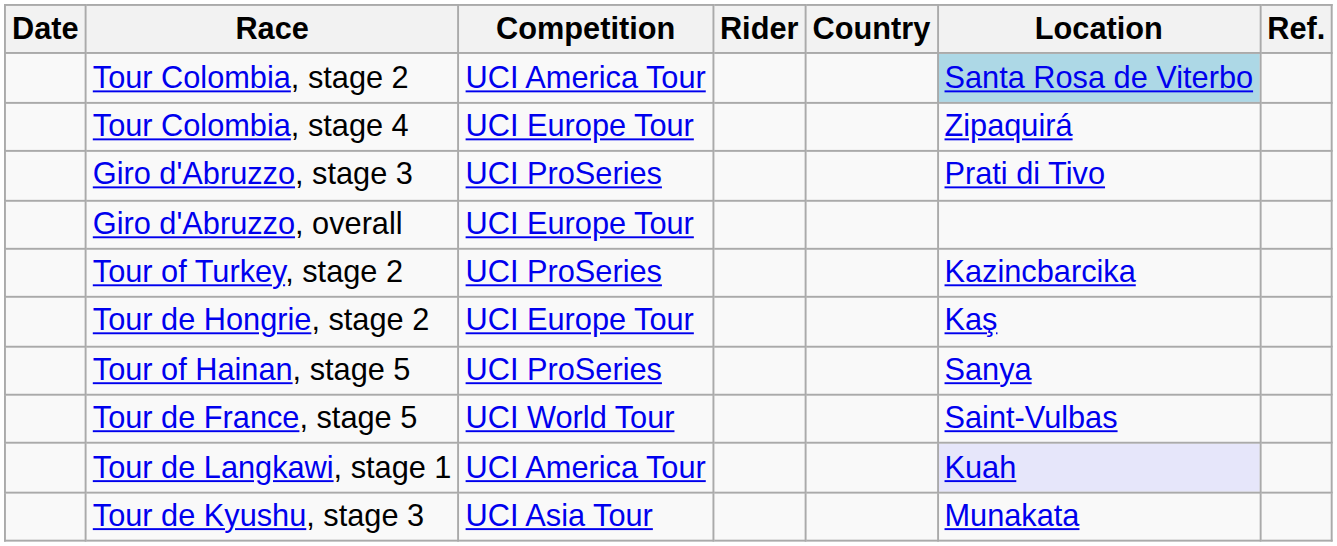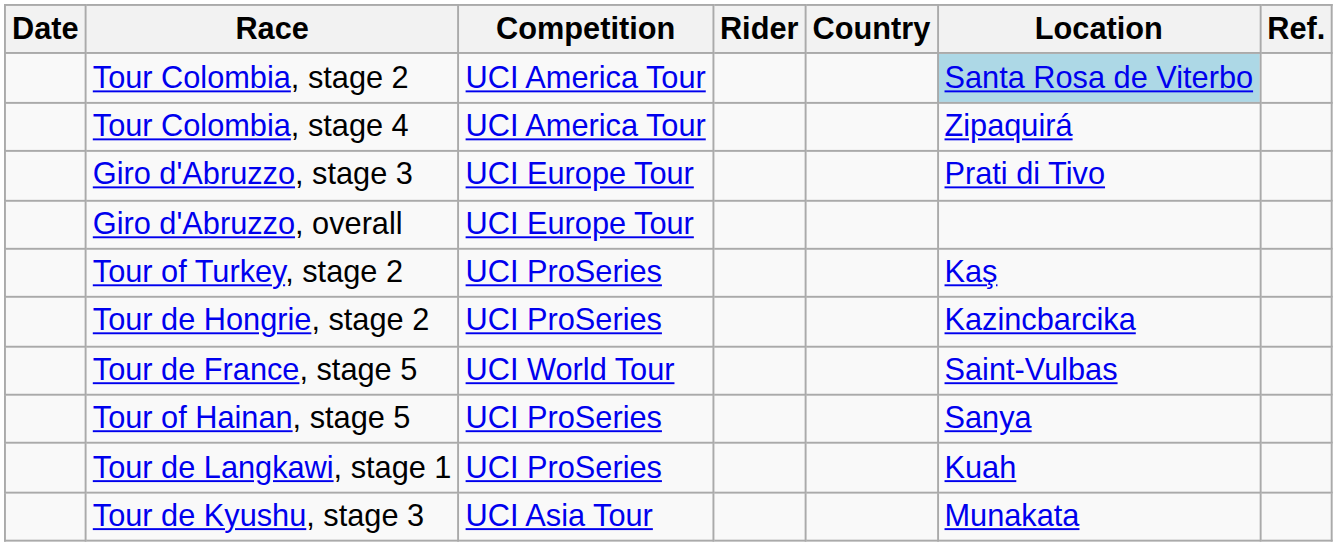(580, 126) UCI Europe Tour -> (586, 126) UCI America Tour
(564, 175) UCI ProSeries -> (580, 175) UCI Europe Tour
(1040, 272) Kazincbarcika -> (971, 272) Kaş
(580, 321) UCI Europe Tour -> (564, 321) UCI ProSeries
(971, 321) Kaş -> (1040, 321) Kazincbarcika
rows swapped: (255, 418) <-> (252, 369)
(586, 467) UCI America Tour -> (564, 467) UCI ProSeries
(980, 467) lavender background -> (980, 467) no background
